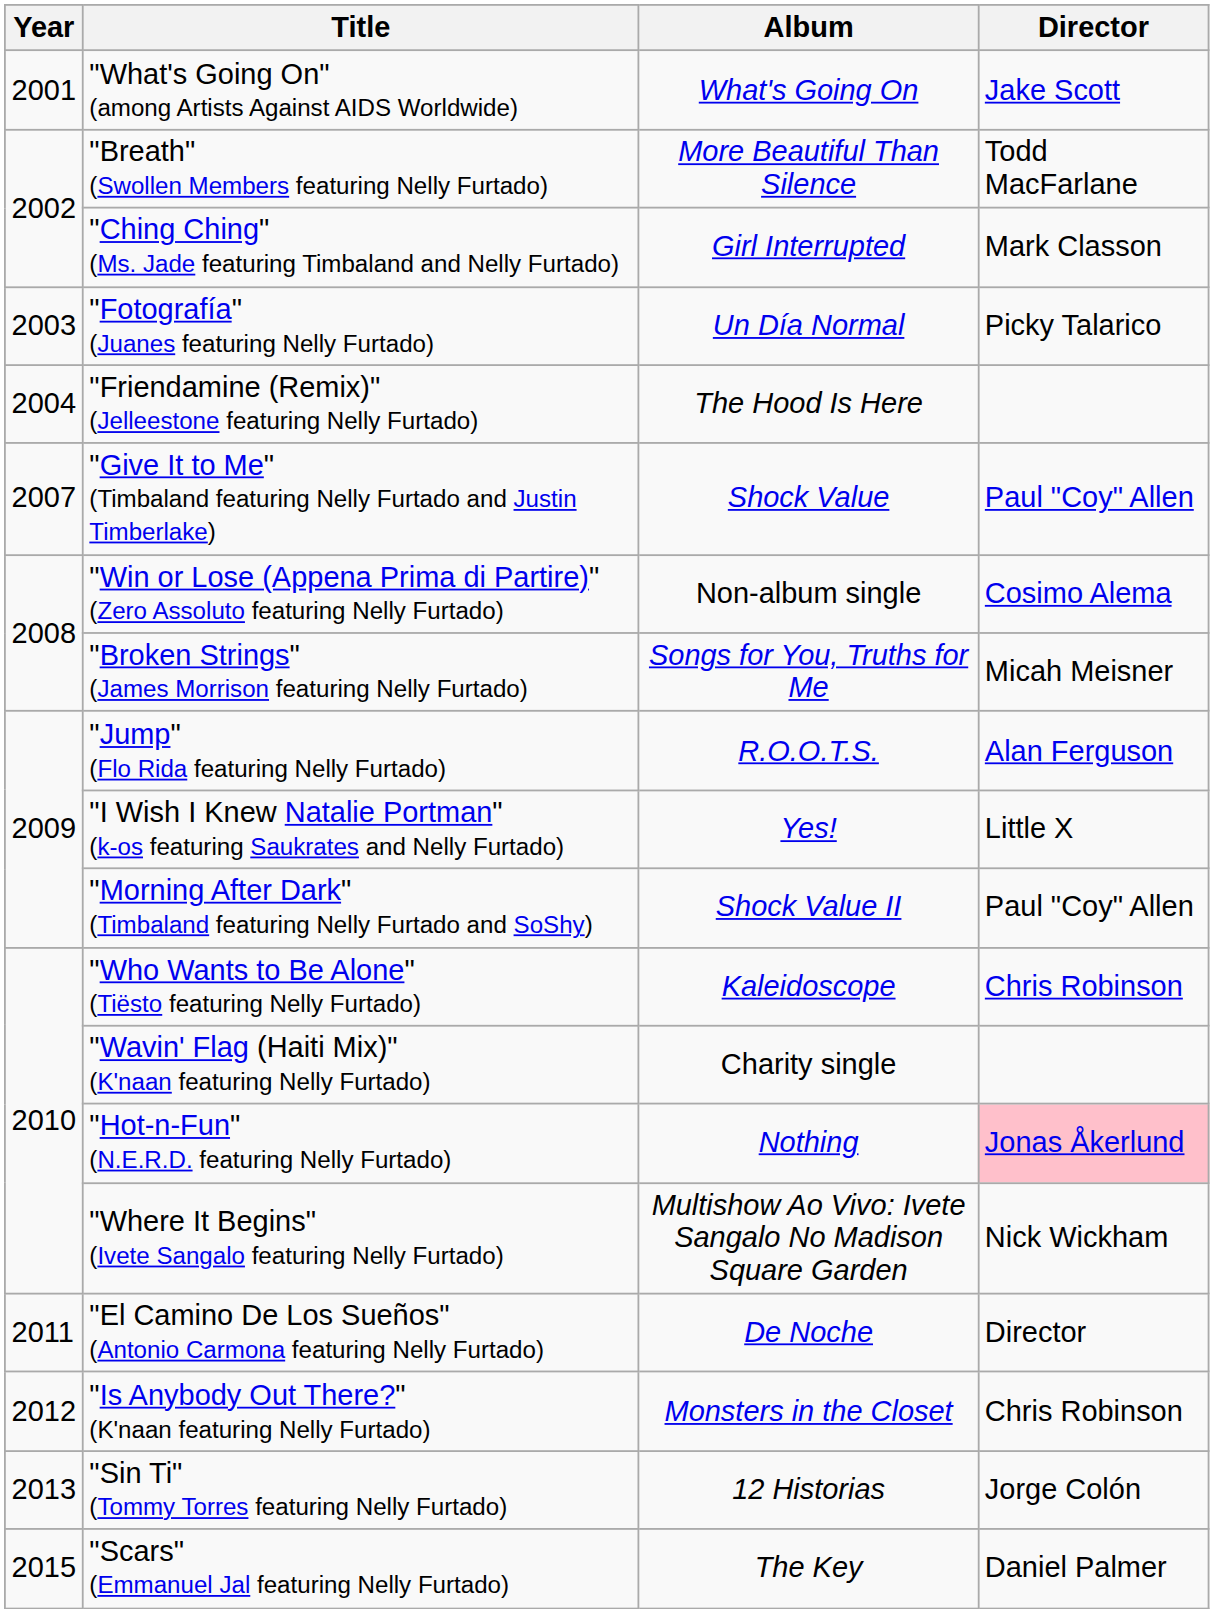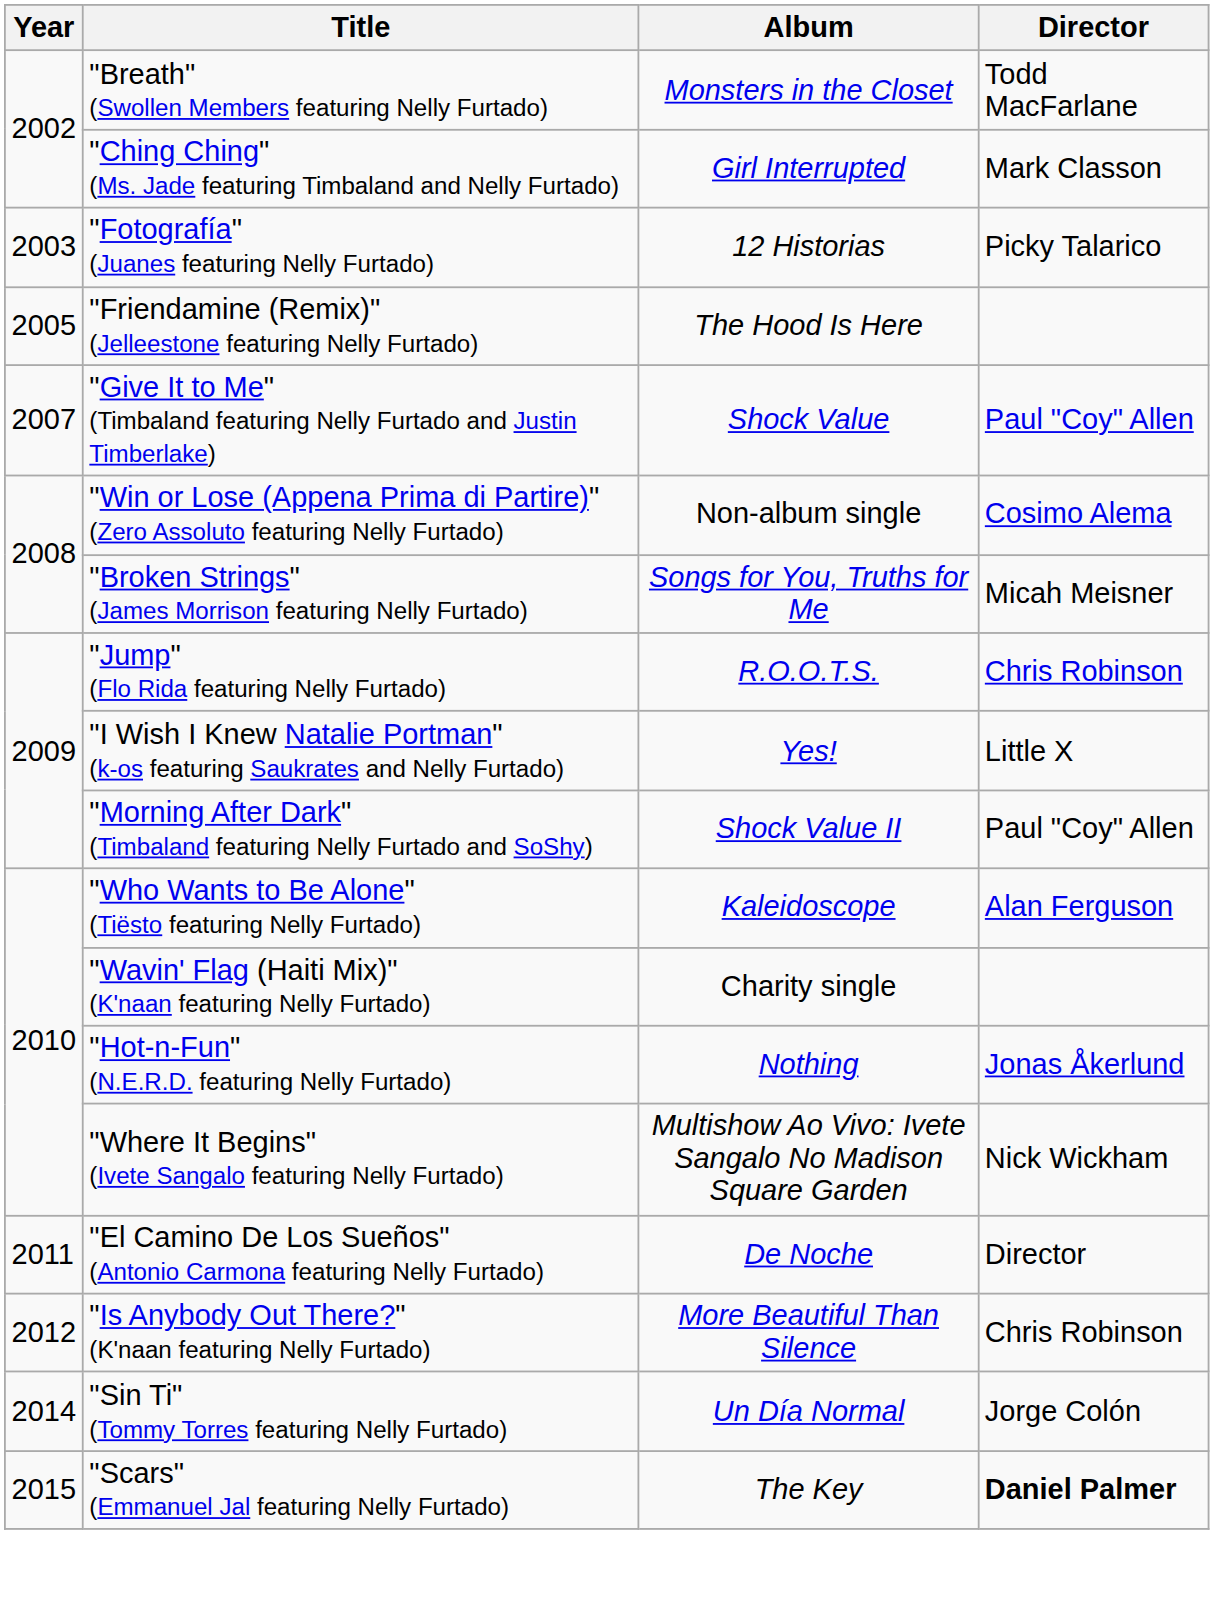- row: (304, 89)
(809, 168) More Beautiful Than Silence -> (809, 89) Monsters in the Closet
(809, 325) Un Día Normal -> (809, 246) 12 Historias
(44, 403) 2004 -> (44, 325) 2005
(1079, 750) Alan Ferguson -> (1084, 671) Chris Robinson
(1084, 985) Chris Robinson -> (1079, 907) Alan Ferguson
(1085, 1142) pink background -> (1085, 1064) no background
(809, 1410) Monsters in the Closet -> (809, 1332) More Beautiful Than Silence
(44, 1489) 2013 -> (44, 1410) 2014
(809, 1489) 12 Historias -> (809, 1410) Un Día Normal
(1076, 1568) normal -> (1081, 1489) bold
